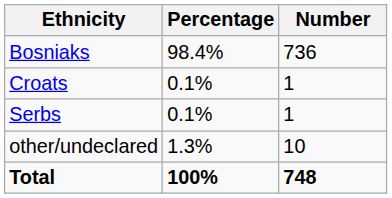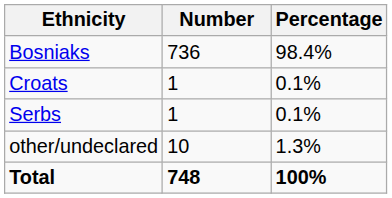columns swapped: (333, 20) <-> (221, 20)
